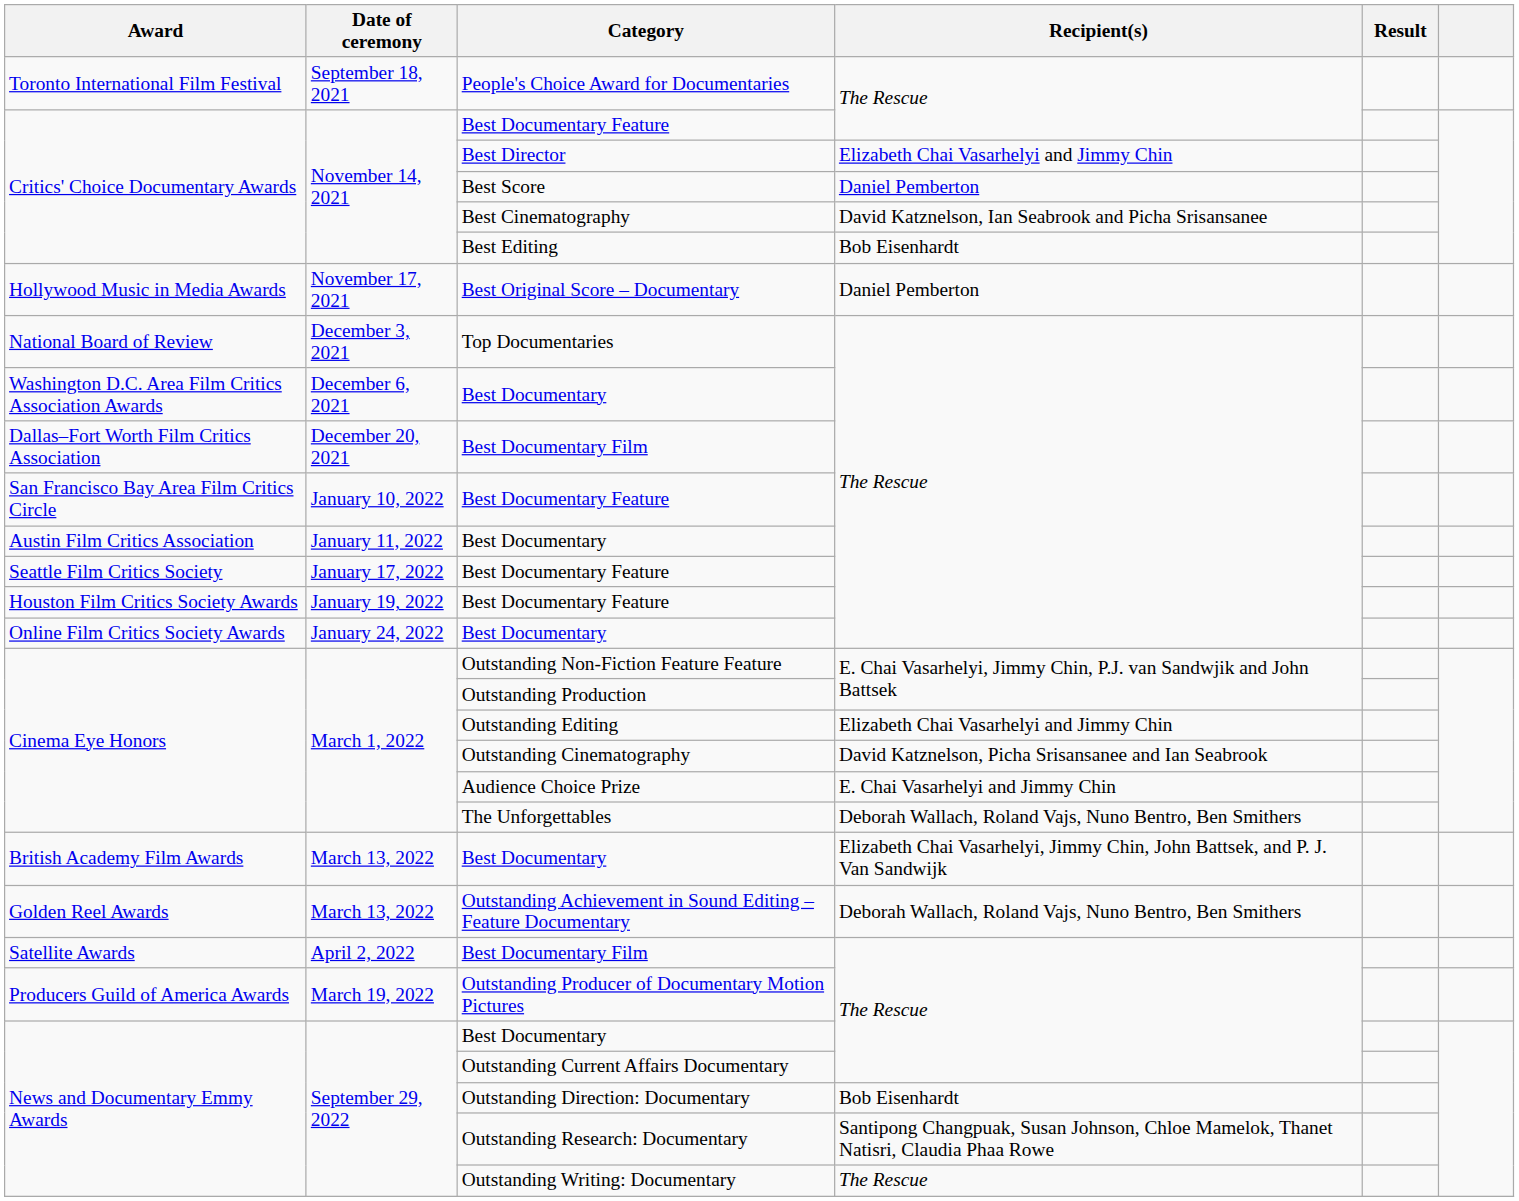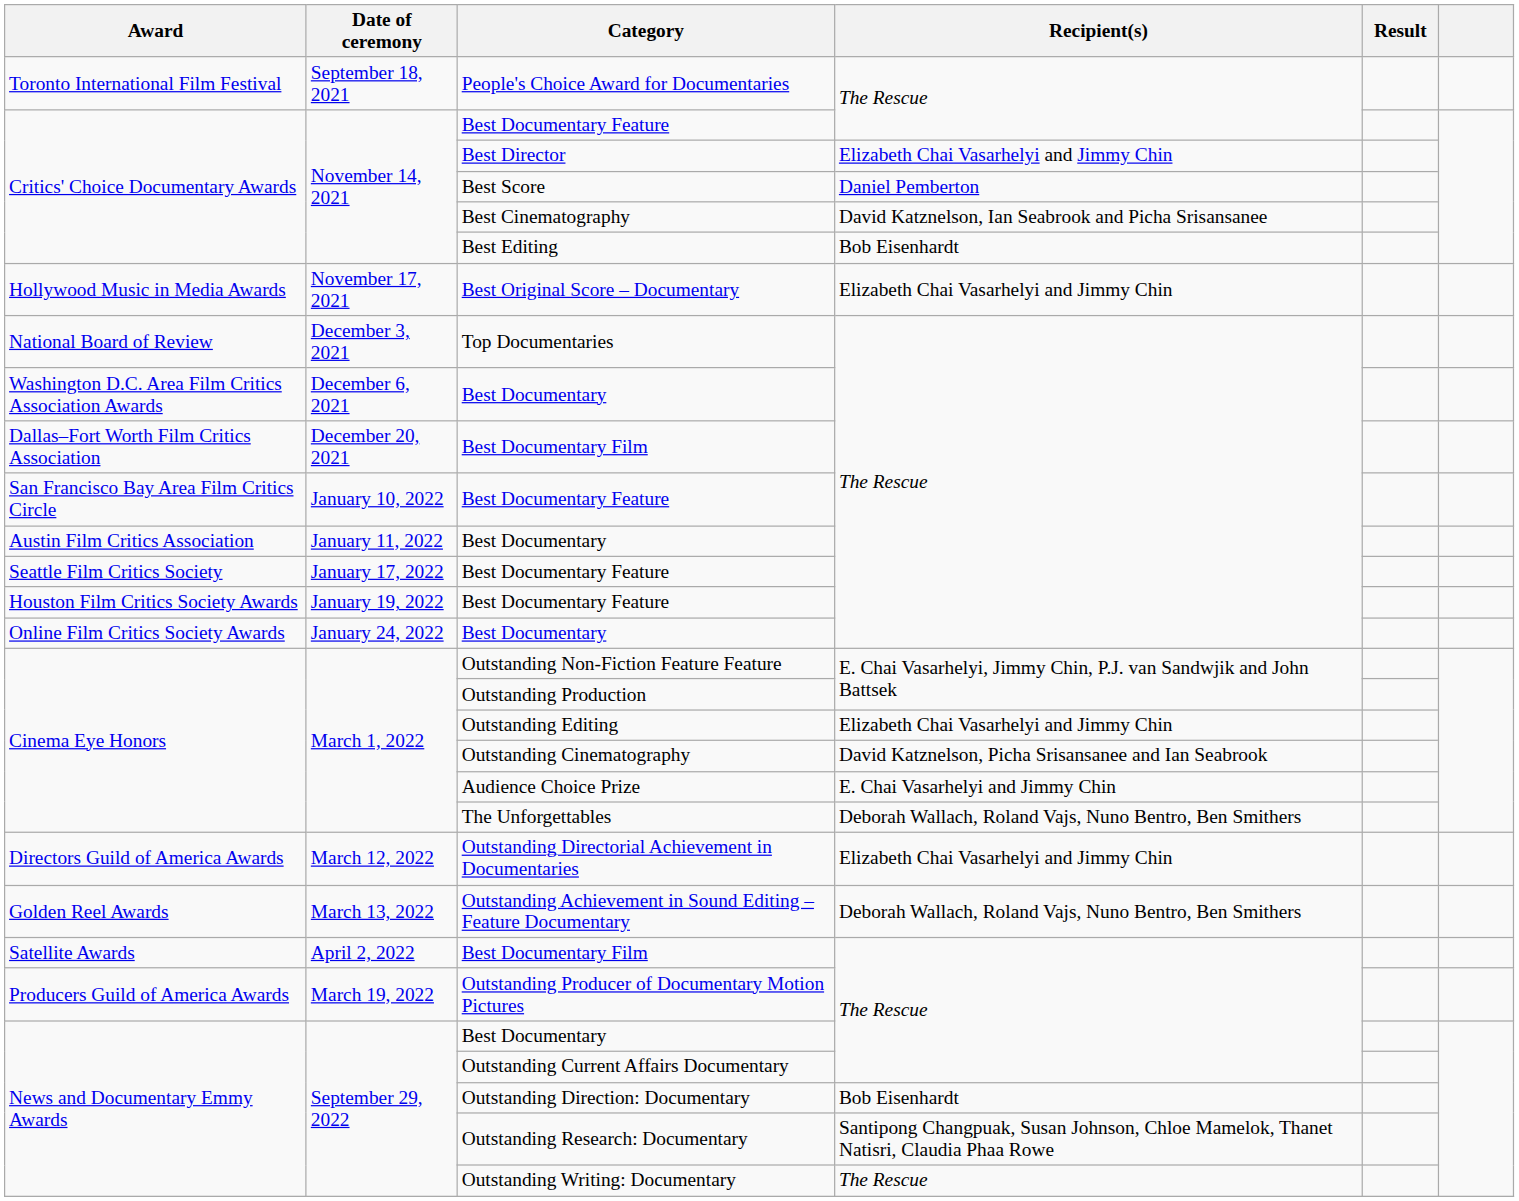(909, 289) Daniel Pemberton -> (1006, 289) Elizabeth Chai Vasarhelyi and Jimmy Chin
+ row: (146, 858)
- row: (126, 858)
